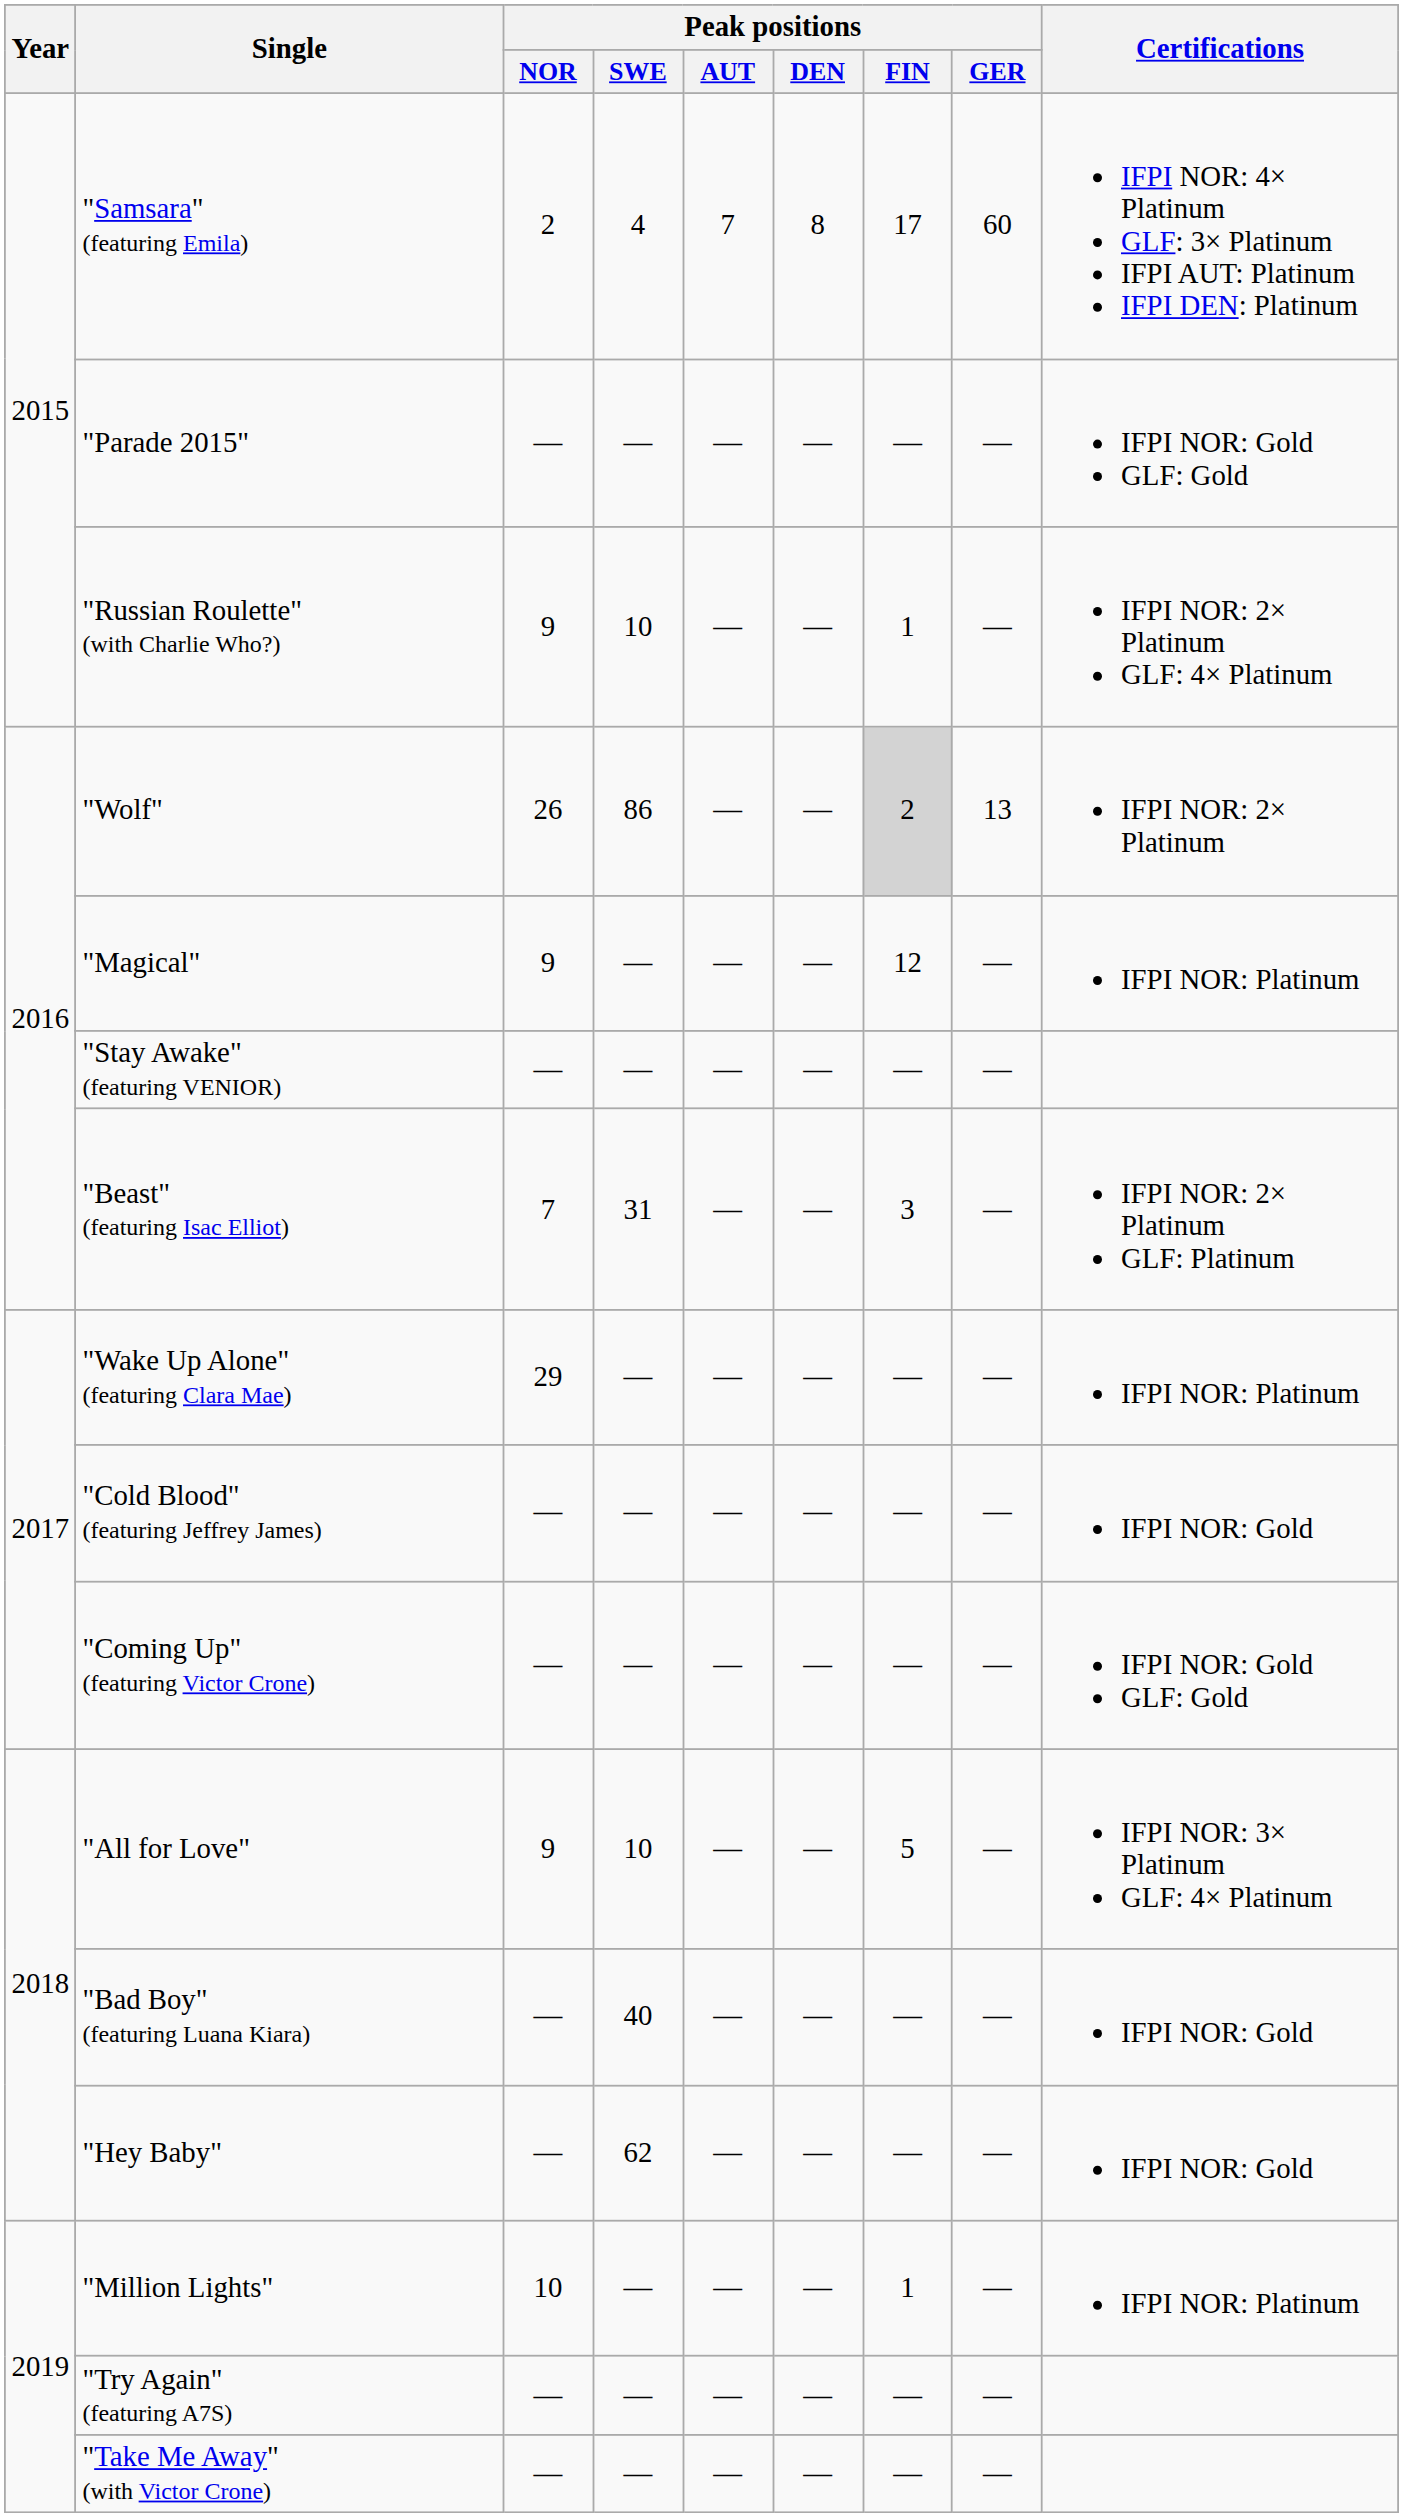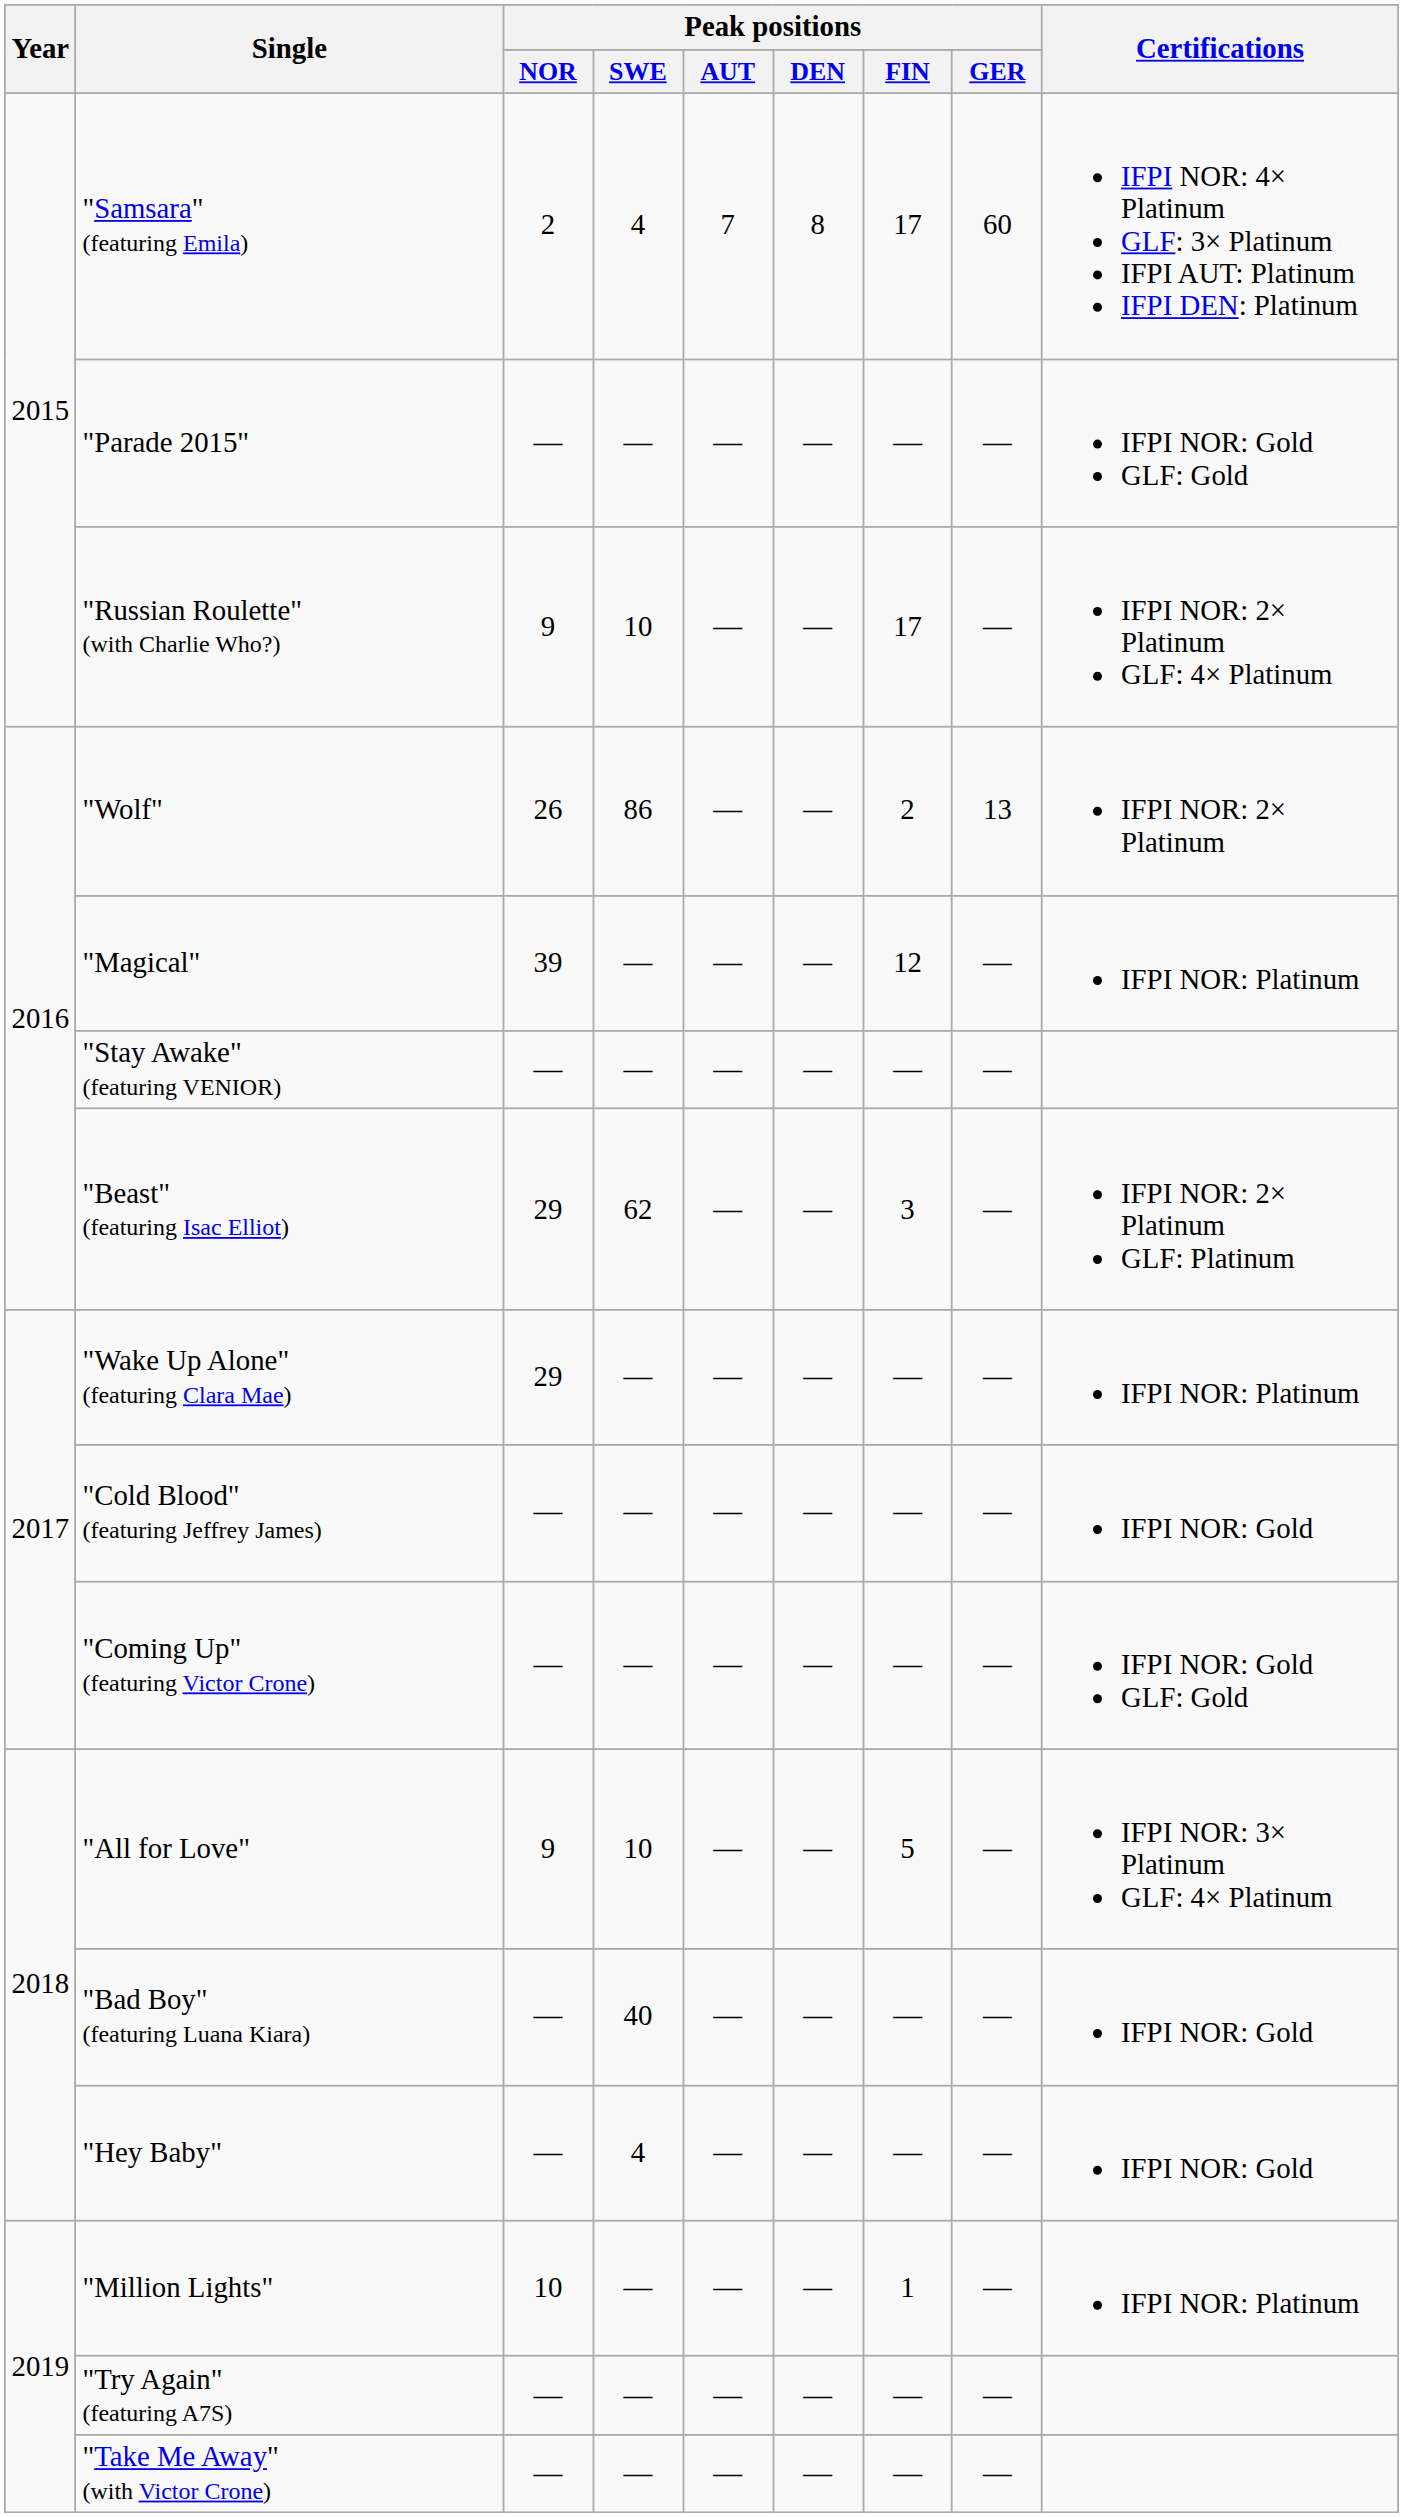(908, 626) 1 -> (908, 626) 17
(908, 810) lightgrey background -> (908, 810) no background
(548, 962) 9 -> (548, 962) 39
(548, 1208) 7 -> (548, 1208) 29
(638, 1208) 31 -> (638, 1208) 62
(638, 2152) 62 -> (638, 2152) 4
